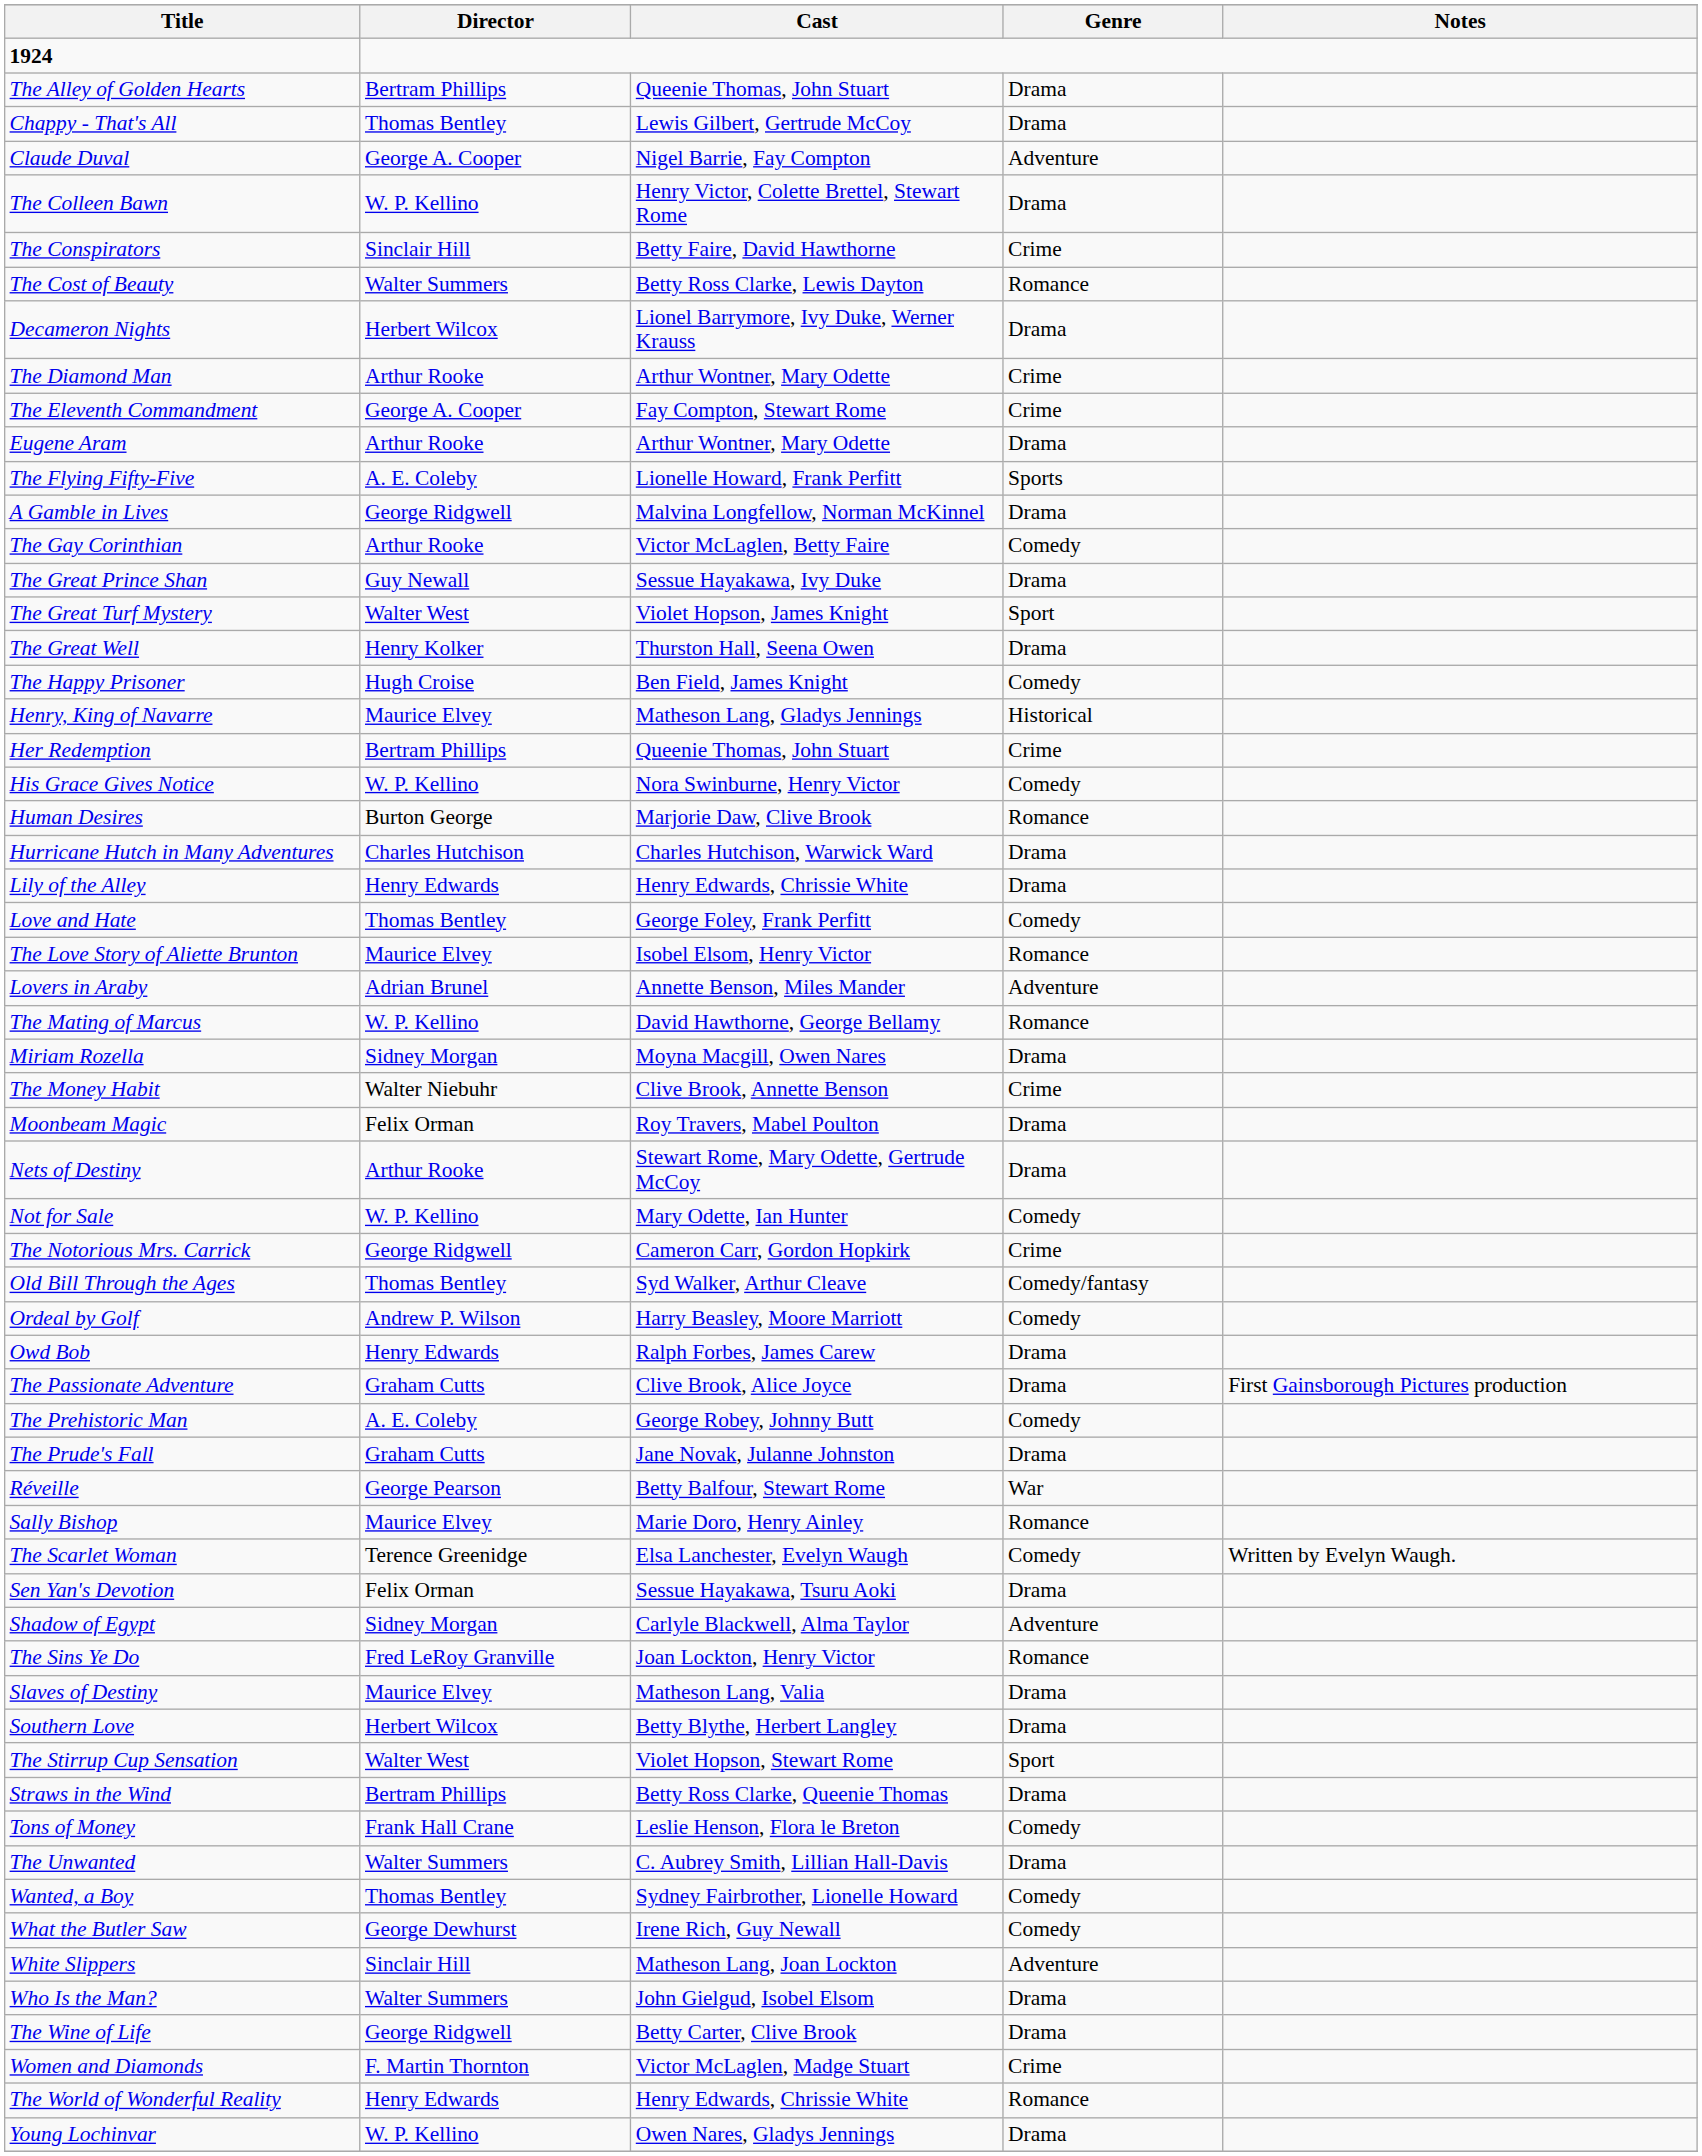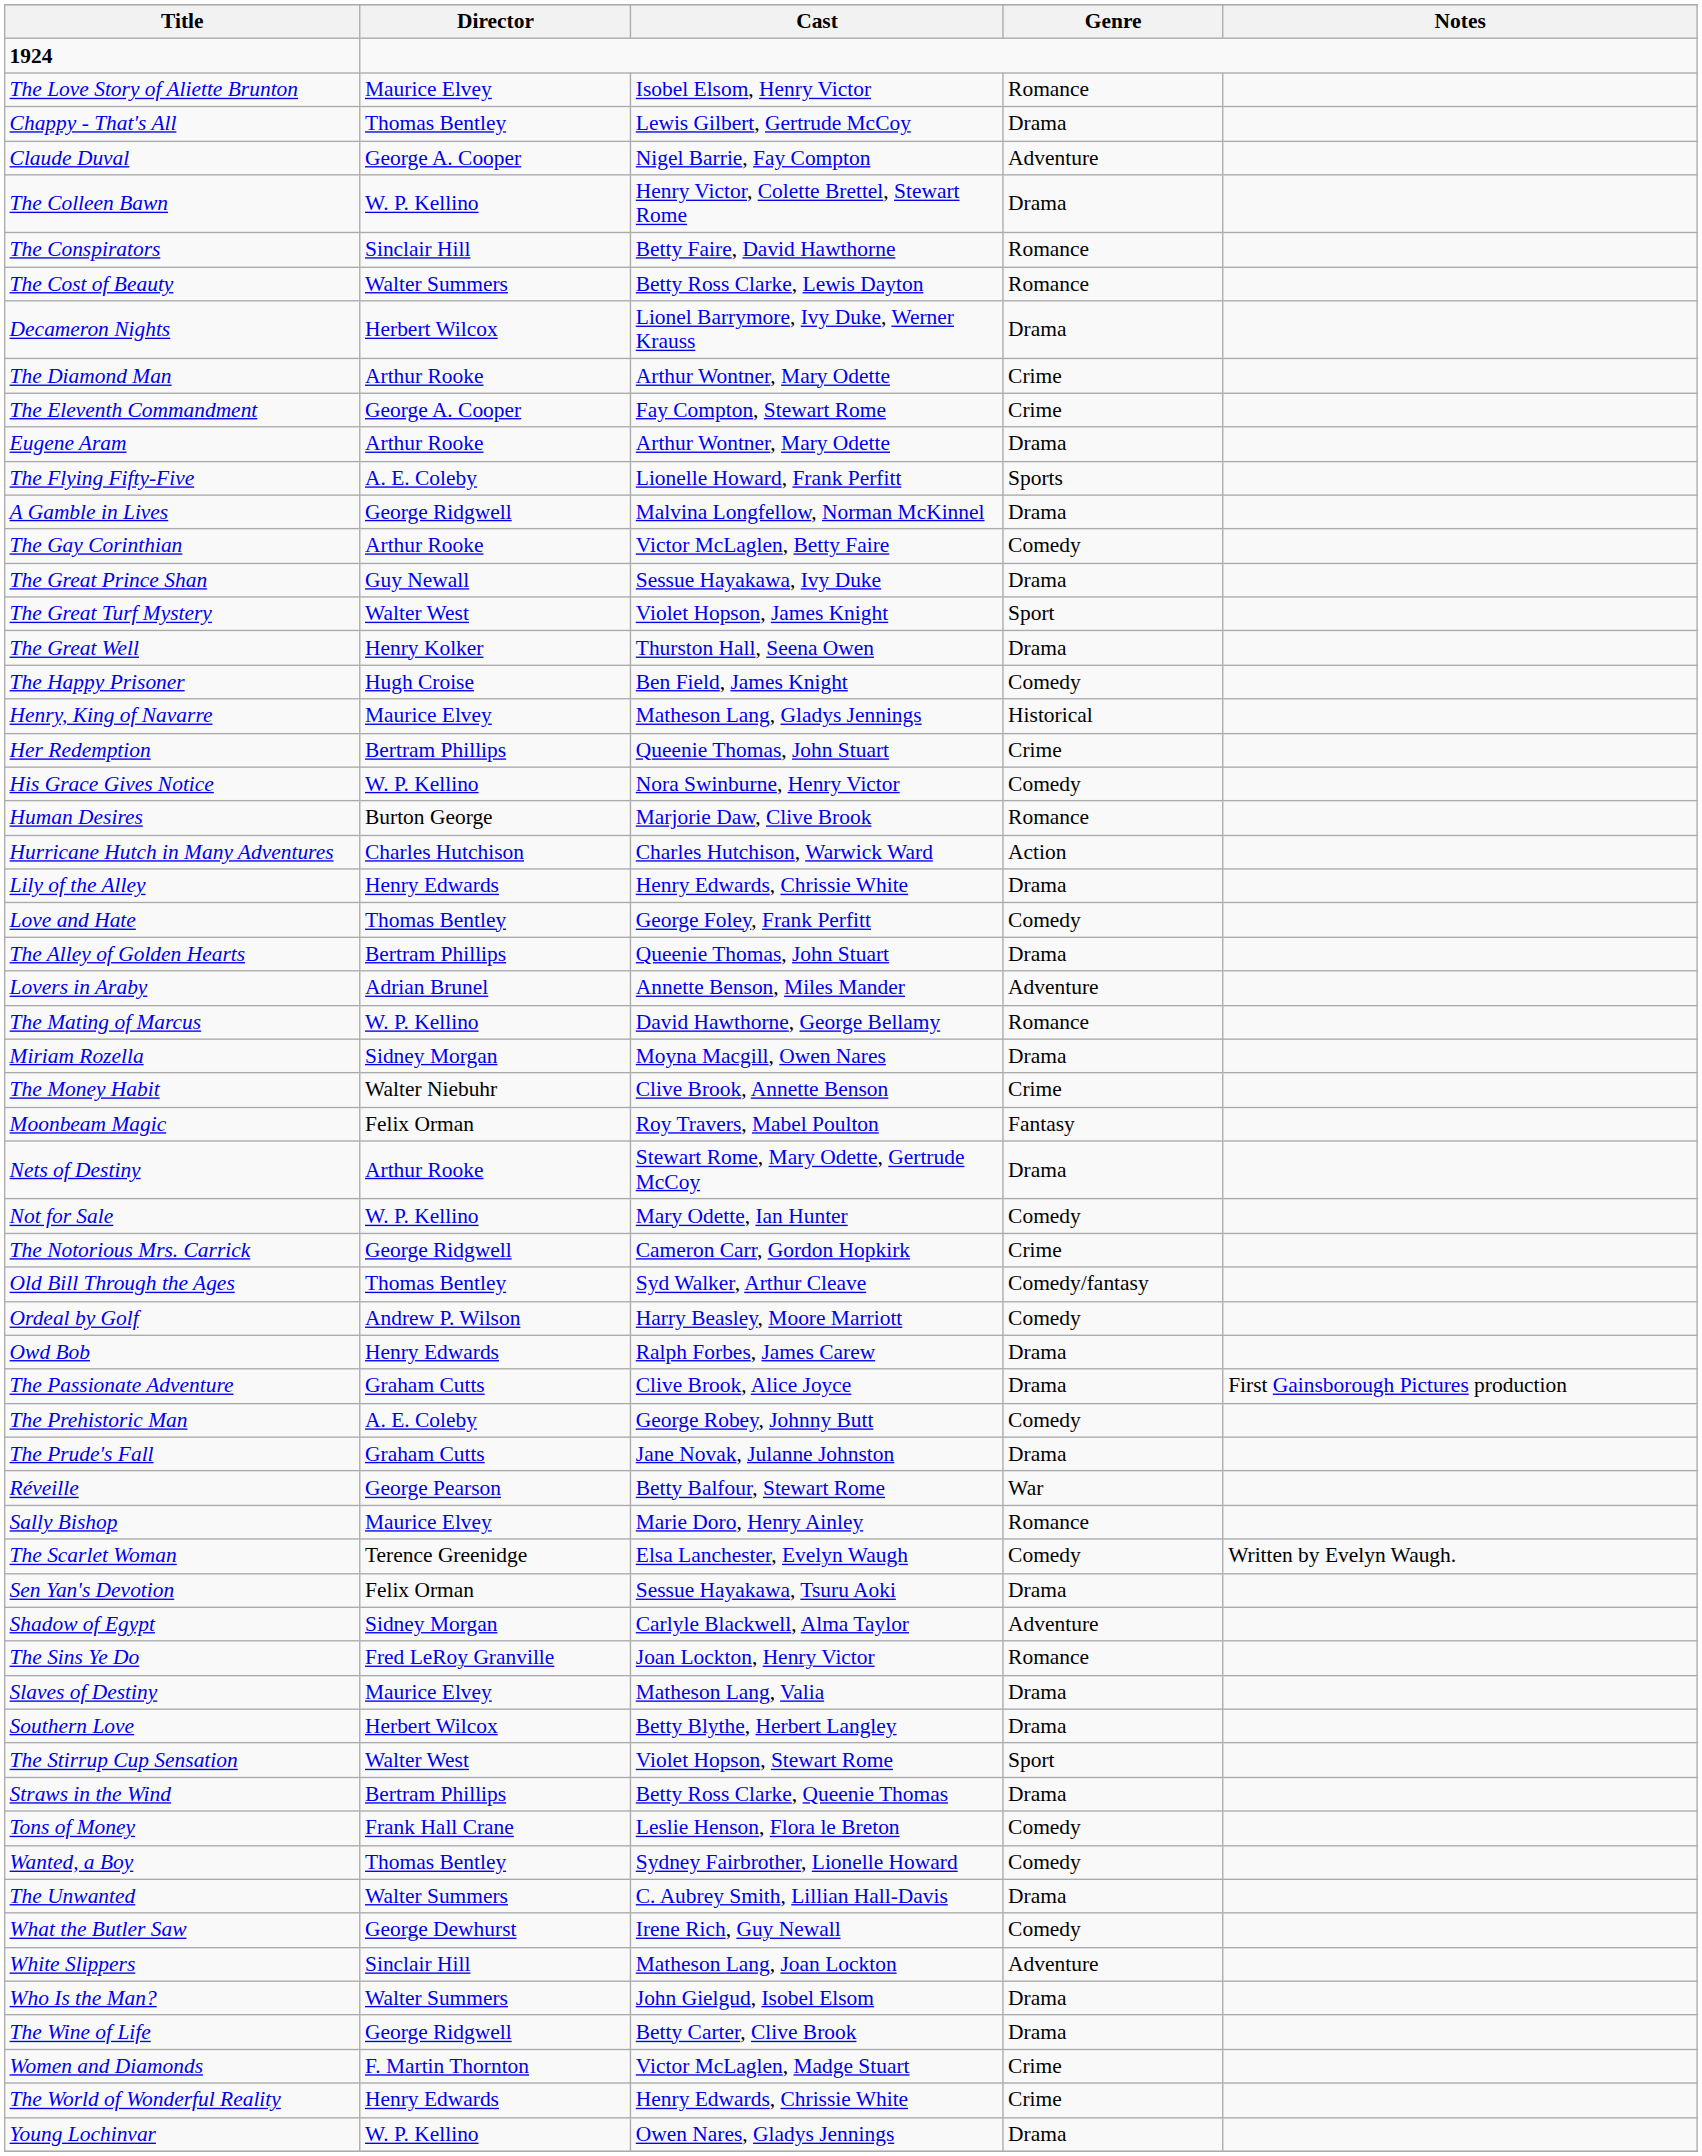rows swapped: (127, 89) <-> (154, 953)
(1035, 249) Crime -> (1049, 249) Romance
(1037, 851) Drama -> (1037, 851) Action
(1037, 1123) Drama -> (1041, 1123) Fantasy
rows swapped: (72, 1861) <-> (71, 1895)
(1049, 2100) Romance -> (1035, 2100) Crime
